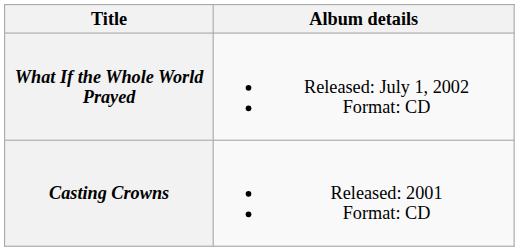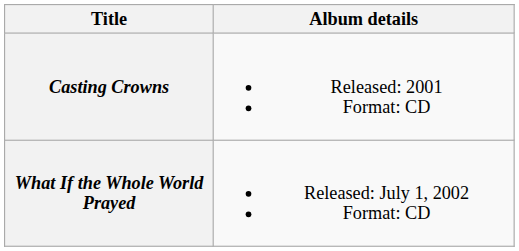rows swapped: (109, 193) <-> (109, 86)
